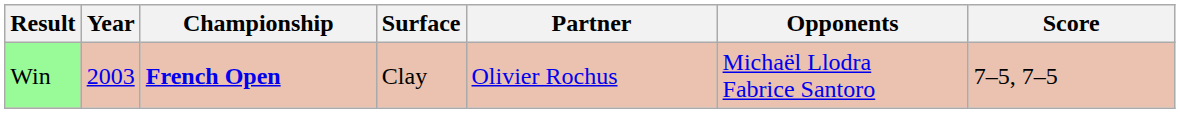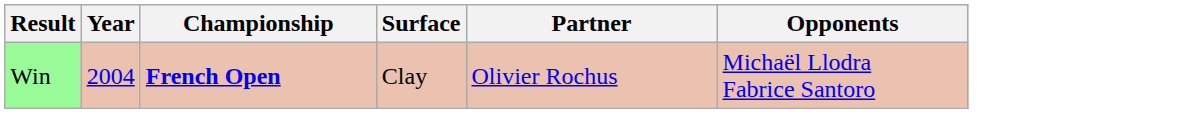- column: (1071, 23)
(111, 75) 2003 -> (111, 75) 2004
